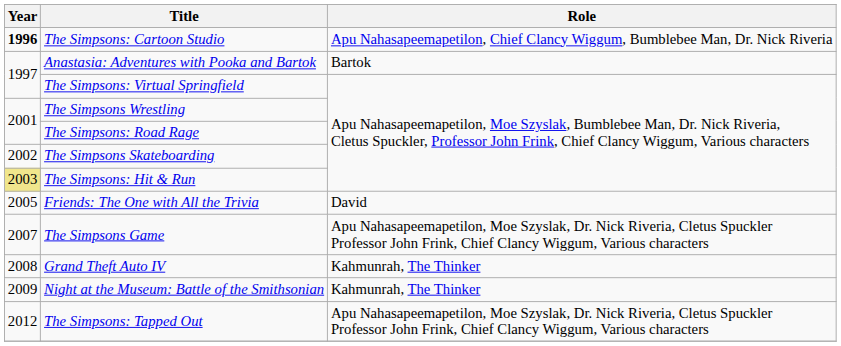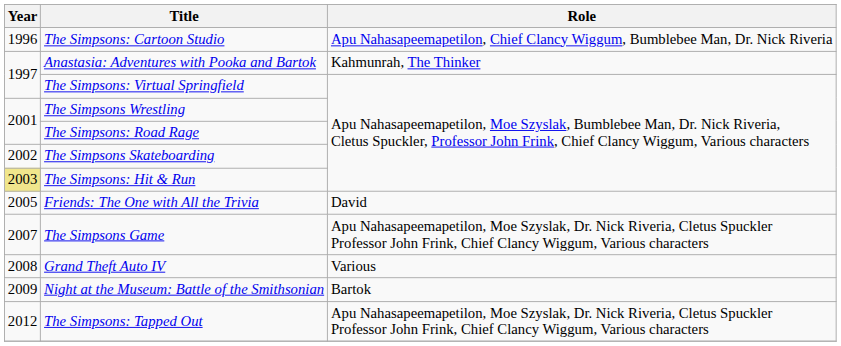(23, 39) bold -> (23, 39) normal
(351, 62) Bartok -> (406, 62) Kahmunrah, The Thinker
(406, 266) Kahmunrah, The Thinker -> (353, 266) Various
(406, 289) Kahmunrah, The Thinker -> (351, 289) Bartok
